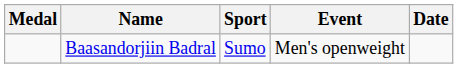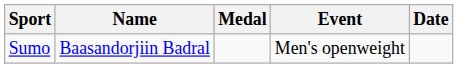columns swapped: (33, 19) <-> (245, 19)
